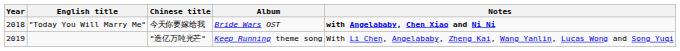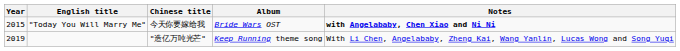(16, 24) 2018 -> (16, 24) 2015
